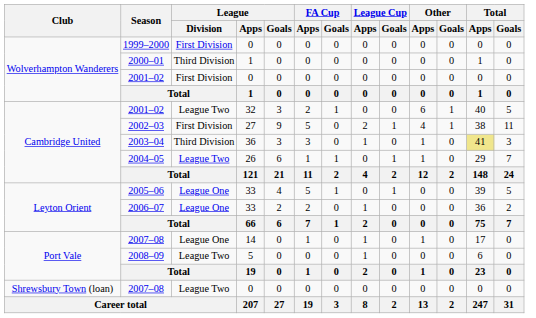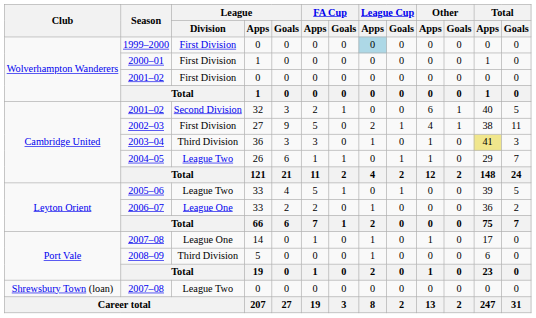(365, 45) no background -> (373, 45) lightblue background
(204, 61) Third Division -> (208, 61) First Division
(204, 110) League Two -> (208, 110) Second Division
(204, 191) League One -> (208, 191) League Two
(204, 256) League Two -> (208, 256) Third Division
